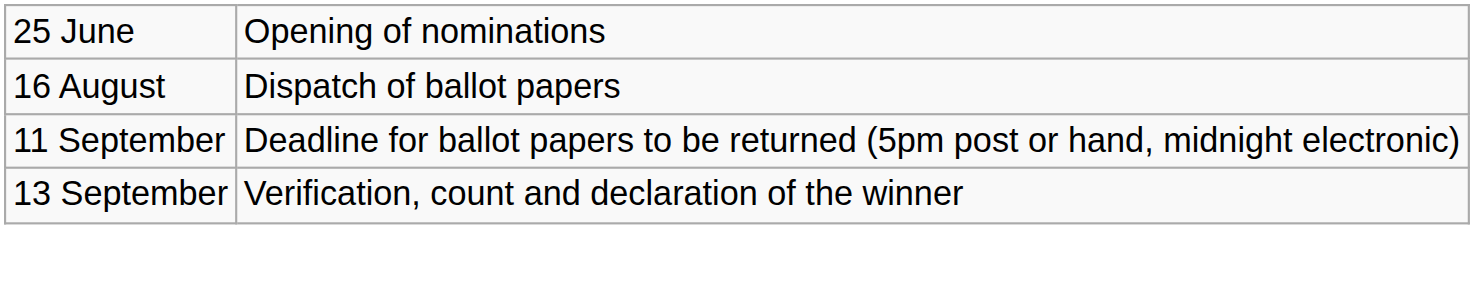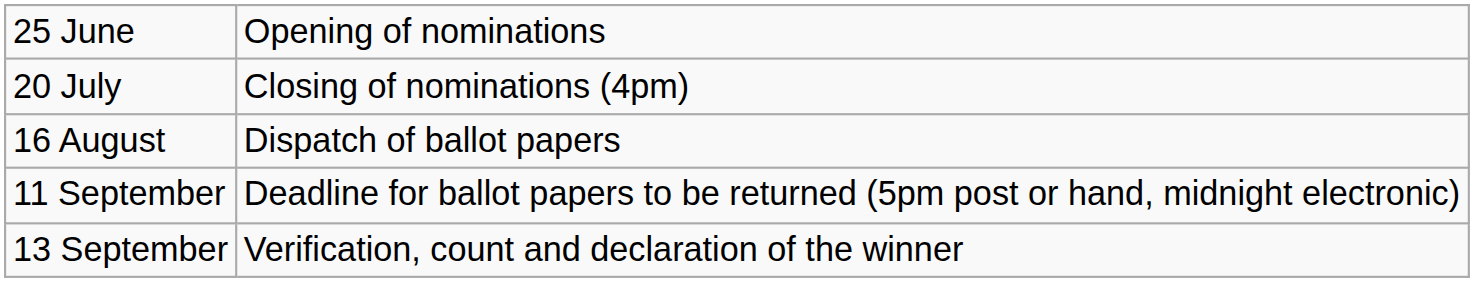+ row: (67, 85)
